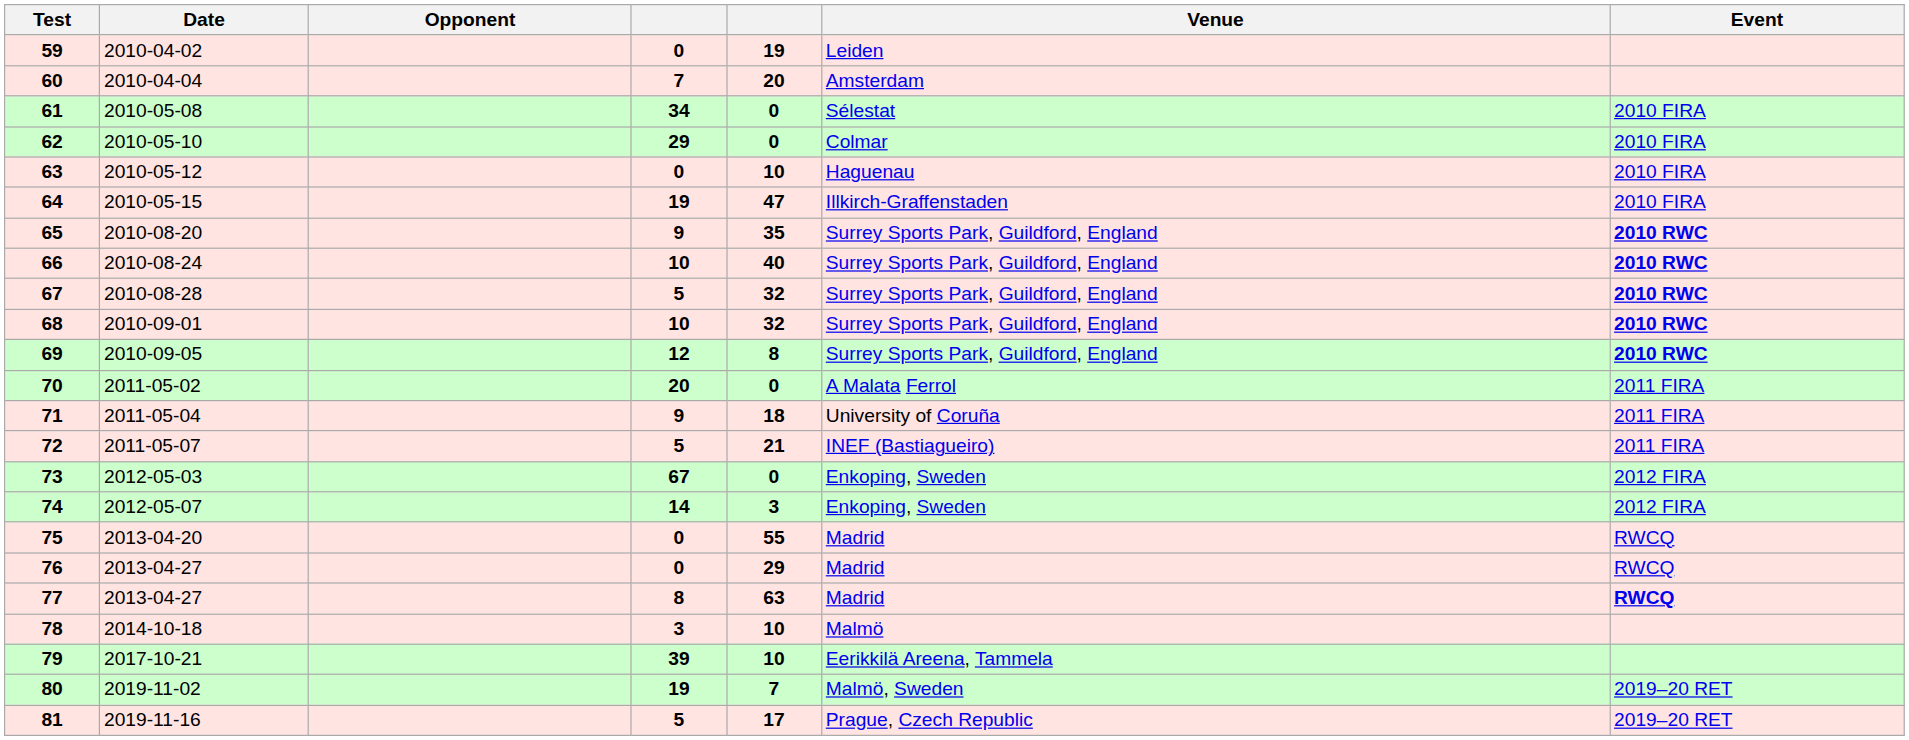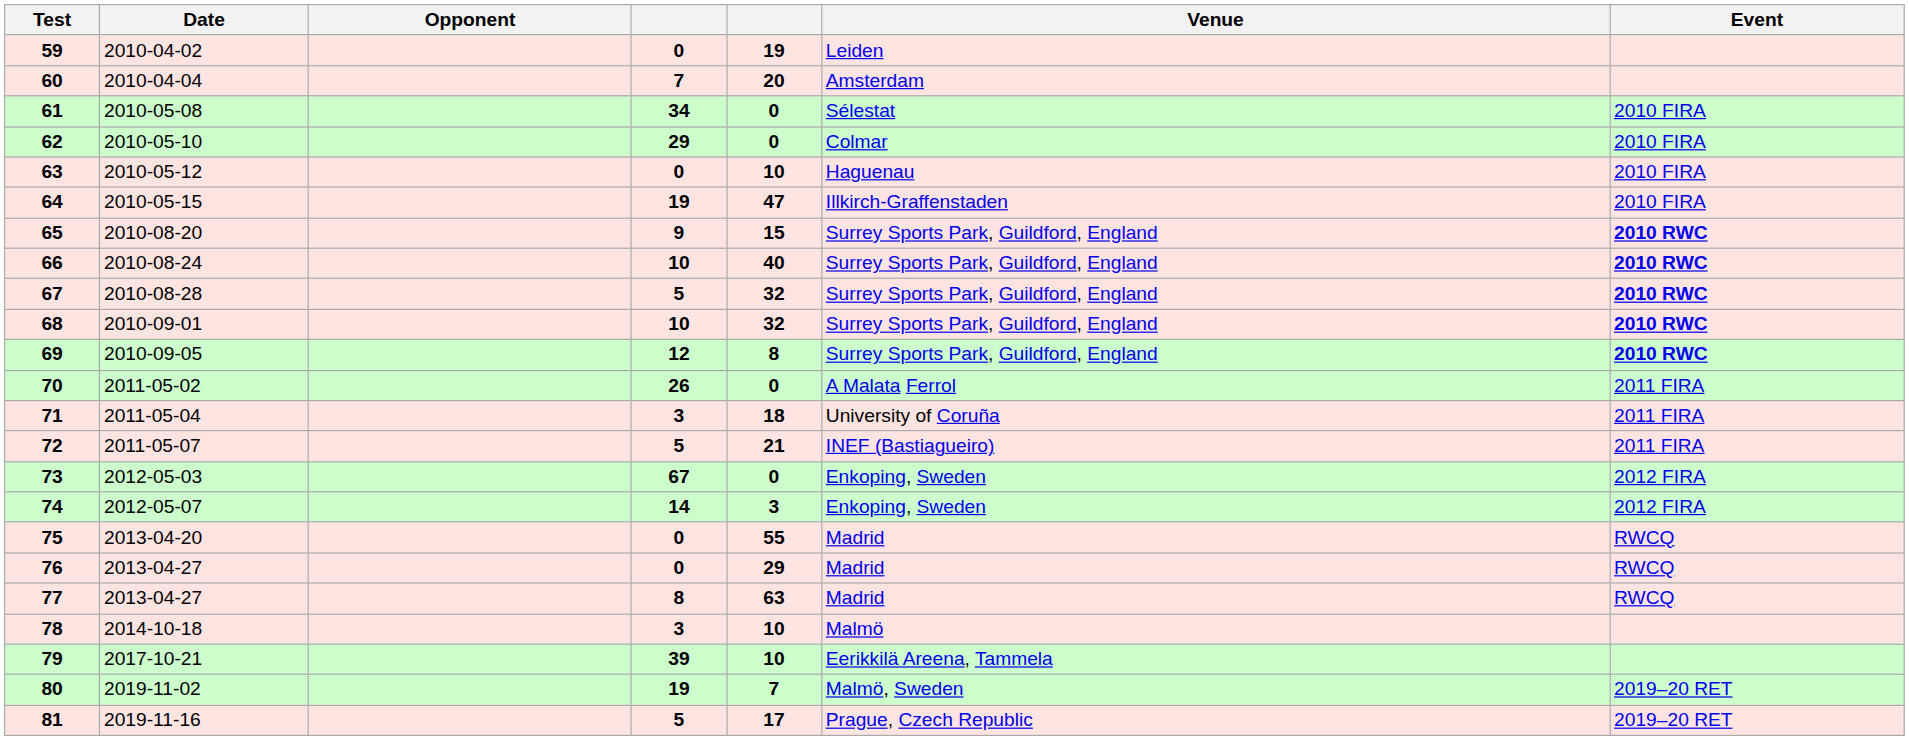(774, 232) 35 -> (774, 232) 15
(679, 385) 20 -> (679, 385) 26
(679, 415) 9 -> (679, 415) 3
(1644, 598) bold -> (1644, 598) normal
